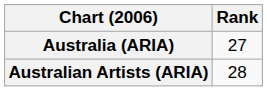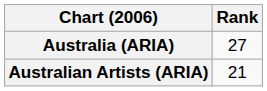(237, 72) 28 -> (237, 72) 21
